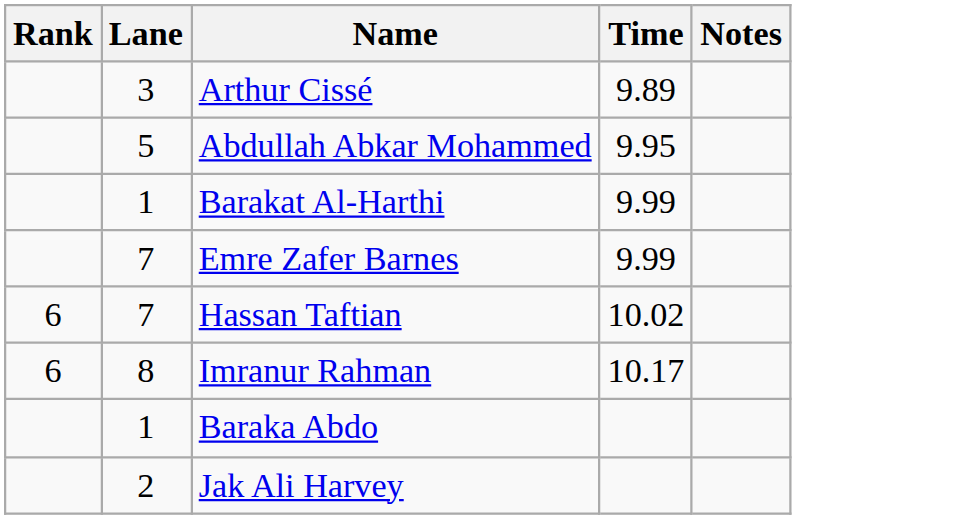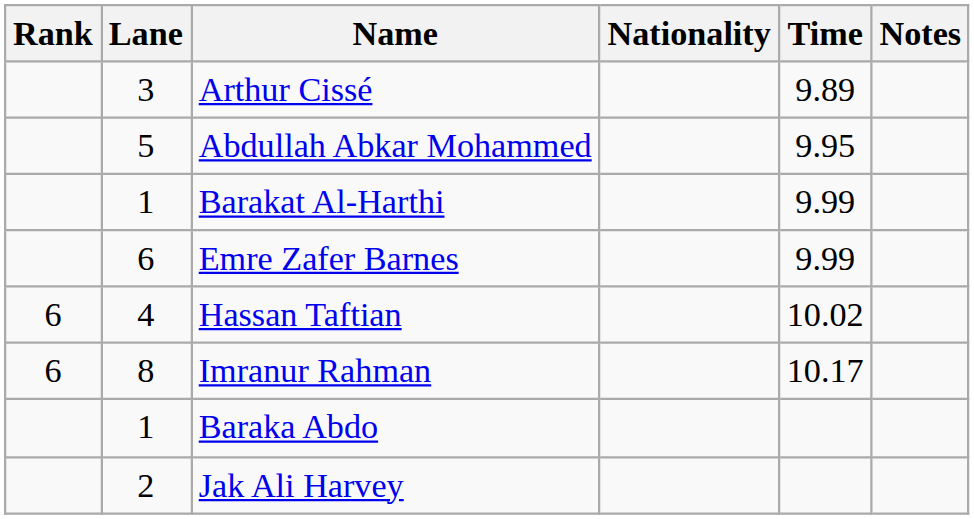+ column: (689, 32)
(146, 258) 7 -> (146, 258) 6
(146, 314) 7 -> (146, 314) 4
